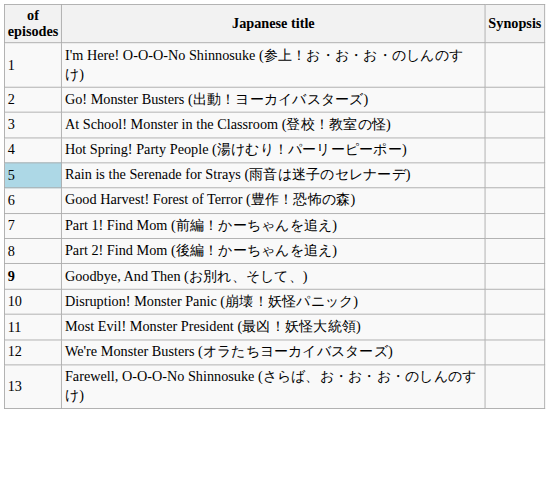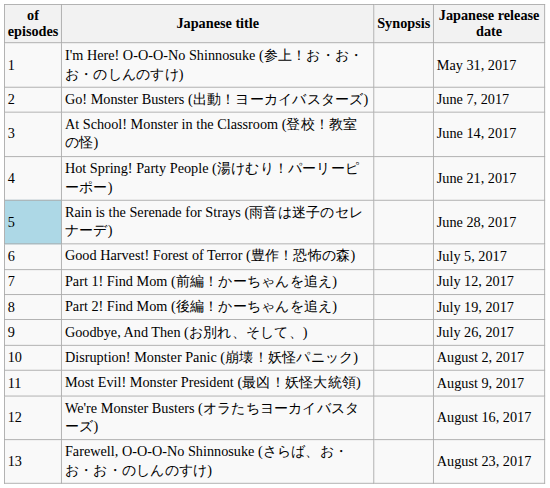+ column: (489, 23)
(11, 276) bold -> (11, 332) normal
